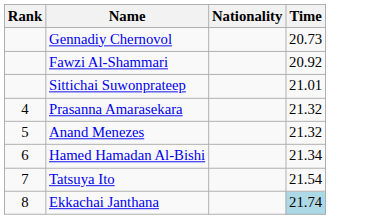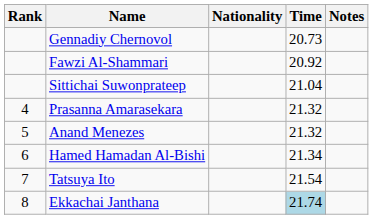+ column: (347, 16)
(306, 86) 21.01 -> (306, 86) 21.04
